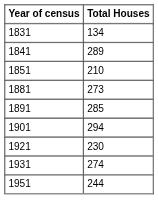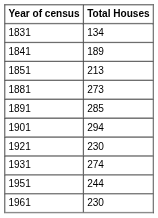(96, 52) 289 -> (96, 52) 189
(96, 70) 210 -> (96, 70) 213
+ row: (20, 203)
